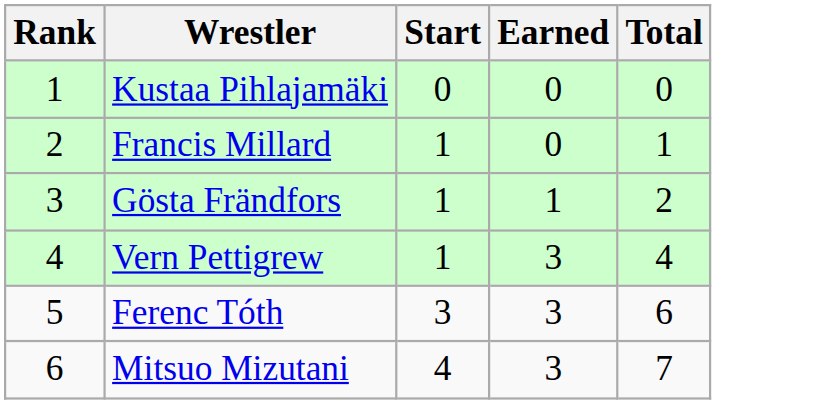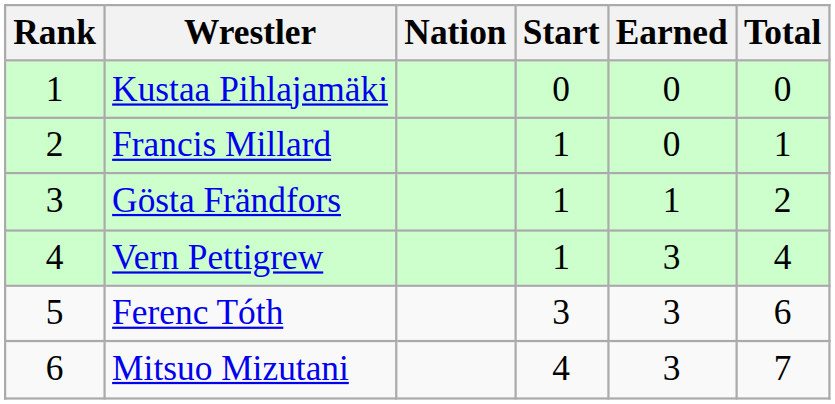+ column: (455, 32)
